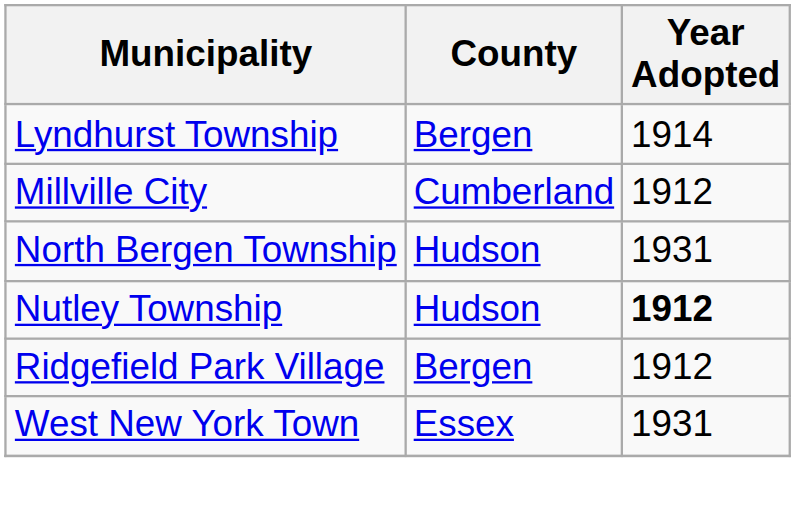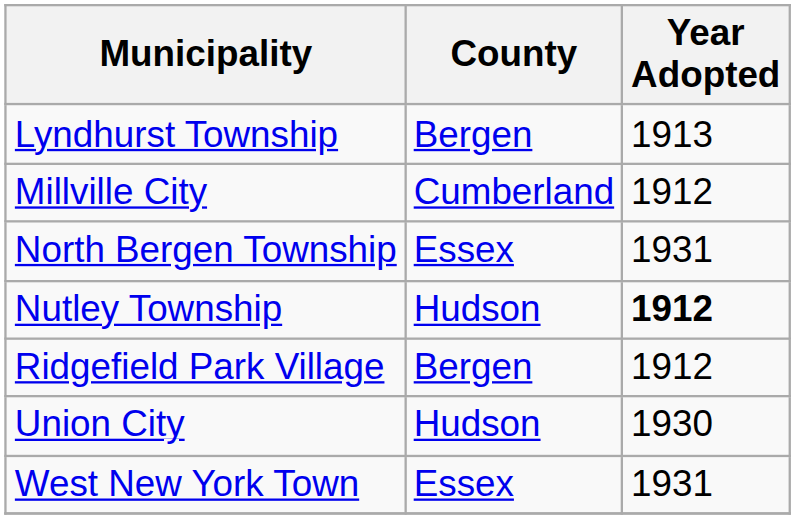(672, 133) 1914 -> (672, 133) 1913
(477, 250) Hudson -> (464, 250) Essex
+ row: (100, 425)
